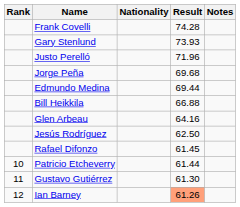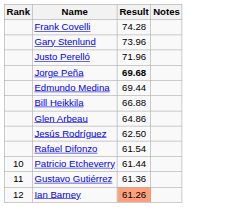- column: (144, 12)
(188, 42) 73.93 -> (134, 42) 73.96
(188, 73) normal -> (134, 73) bold
(188, 118) 64.16 -> (134, 118) 64.86
(188, 149) 61.45 -> (134, 149) 61.54
(188, 179) 61.30 -> (134, 179) 61.36
